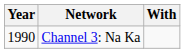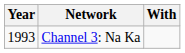(21, 37) 1990 -> (21, 37) 1993
